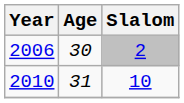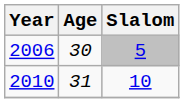(140, 51) 2 -> (140, 51) 5
